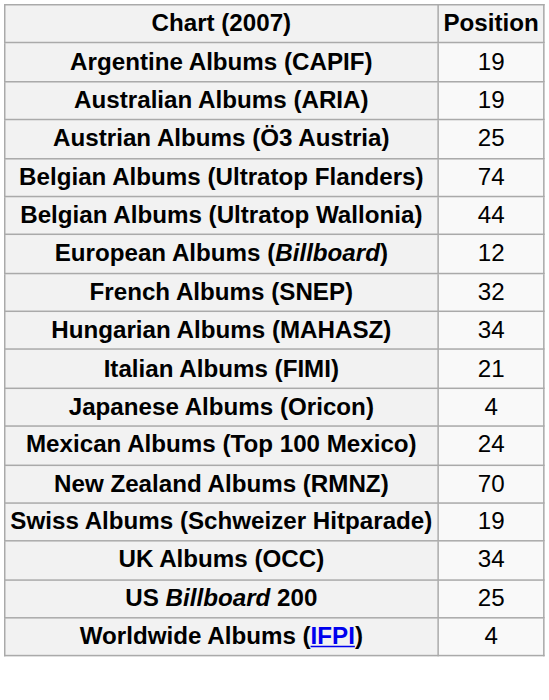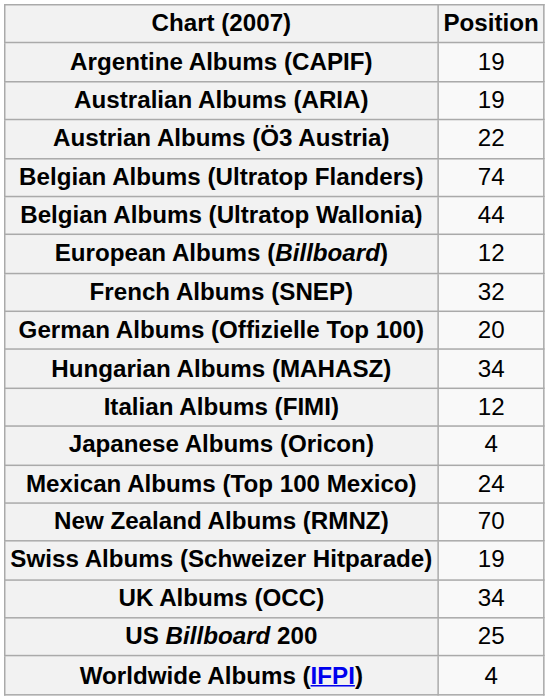(491, 138) 25 -> (491, 138) 22
+ row: (221, 330)
(491, 368) 21 -> (491, 406) 12
